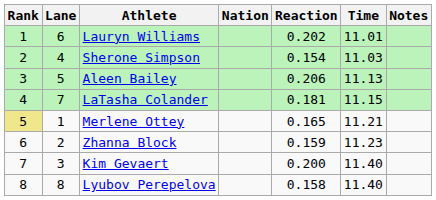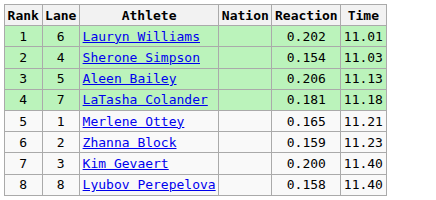- column: (409, 15)
(363, 100) 11.15 -> (363, 100) 11.18
(23, 121) khaki background -> (23, 121) no background
